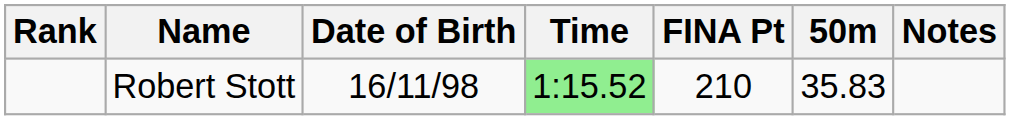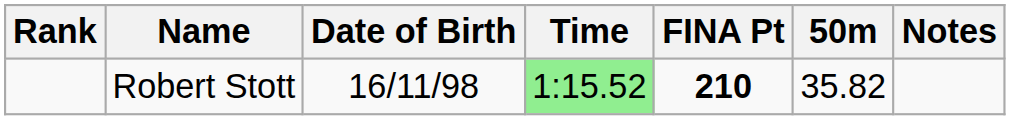(723, 85) normal -> (723, 85) bold
(843, 85) 35.83 -> (843, 85) 35.82
